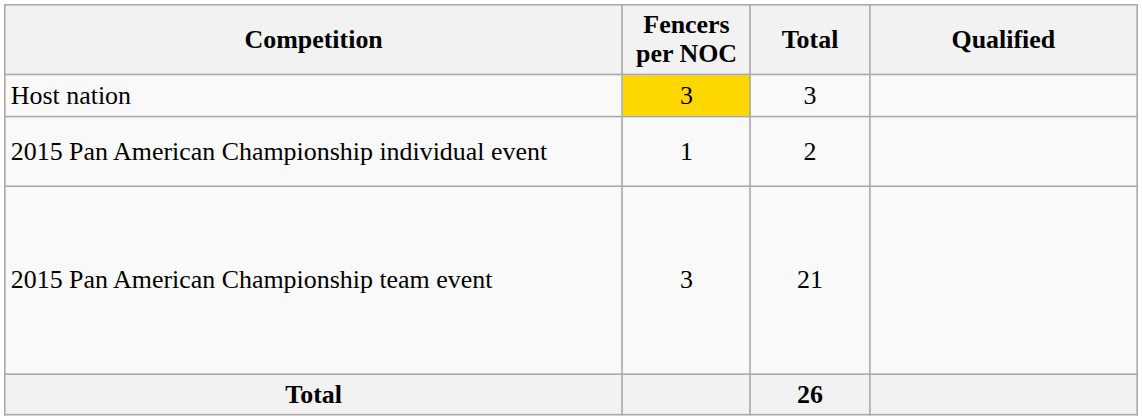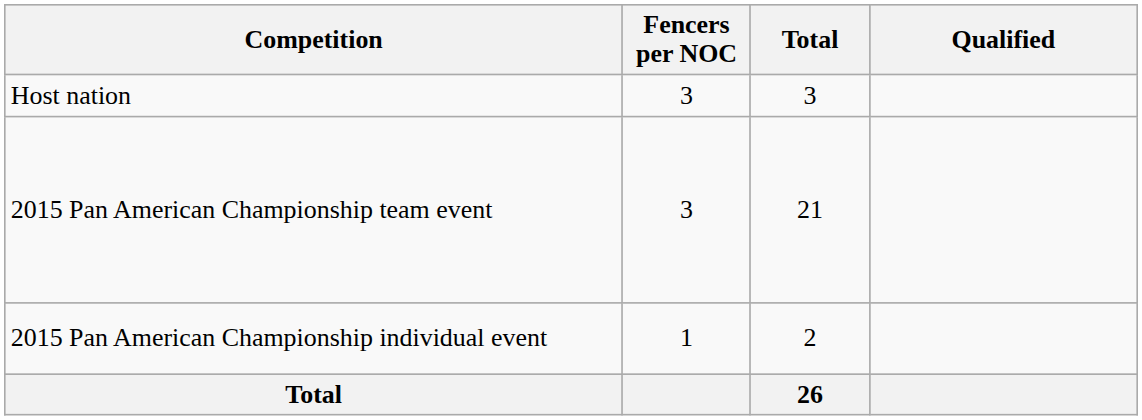(687, 95) gold background -> (687, 95) no background
rows swapped: (252, 279) <-> (279, 151)
